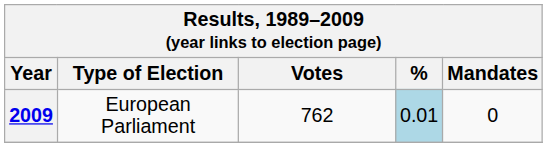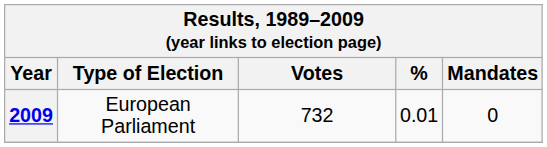(317, 115) 762 -> (317, 115) 732
(419, 115) lightblue background -> (419, 115) no background
